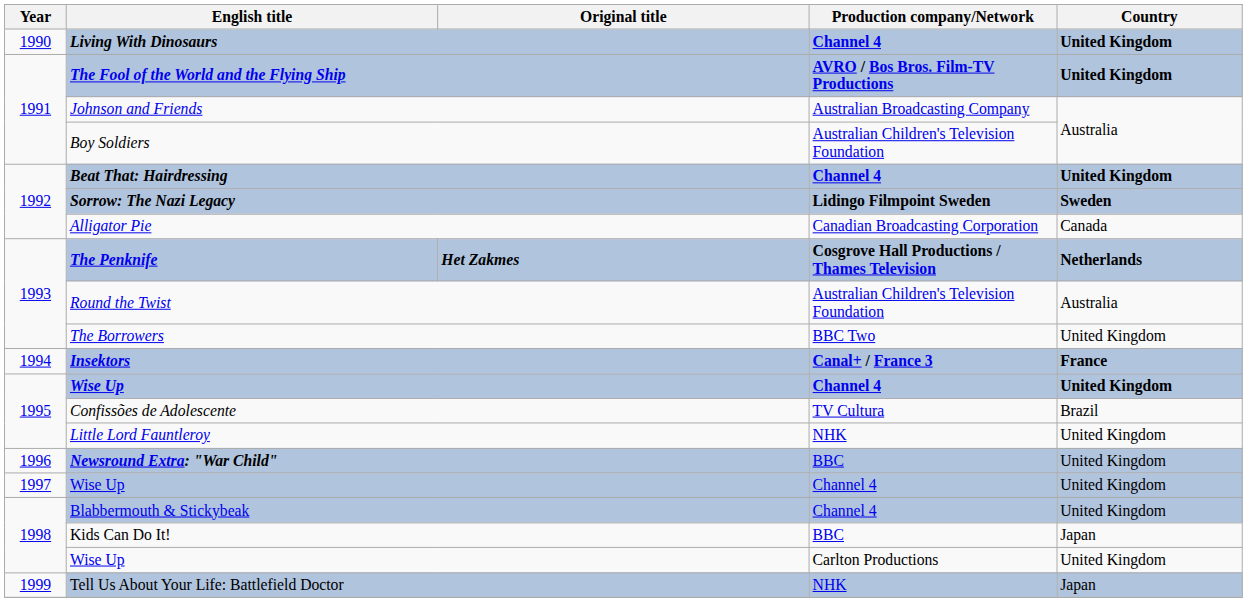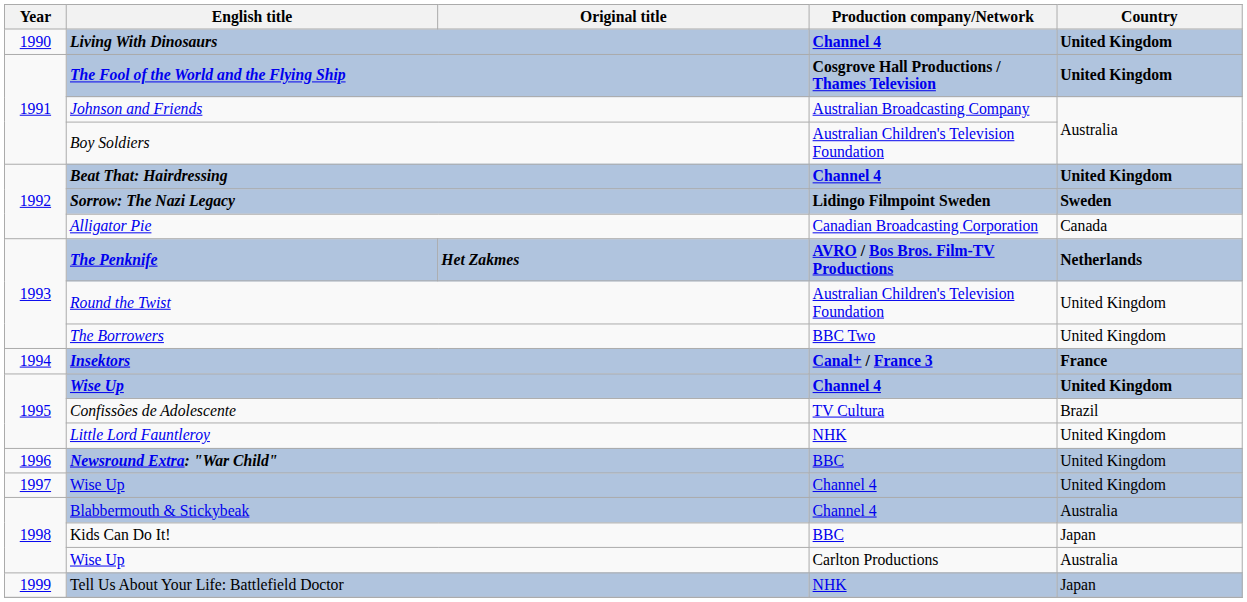(904, 75) AVRO / Bos Bros. Film-TV Productions -> (907, 75) Cosgrove Hall Productions / Thames Television
(907, 259) Cosgrove Hall Productions / Thames Television -> (904, 259) AVRO / Bos Bros. Film-TV Productions
(1089, 302) Australia -> (1113, 302) United Kingdom
(1113, 510) United Kingdom -> (1089, 510) Australia
(1113, 559) United Kingdom -> (1089, 559) Australia
